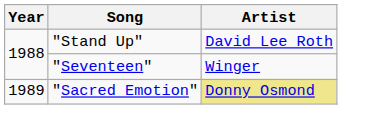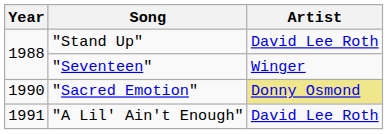(26, 91) 1989 -> (26, 91) 1990
+ row: (148, 116)
